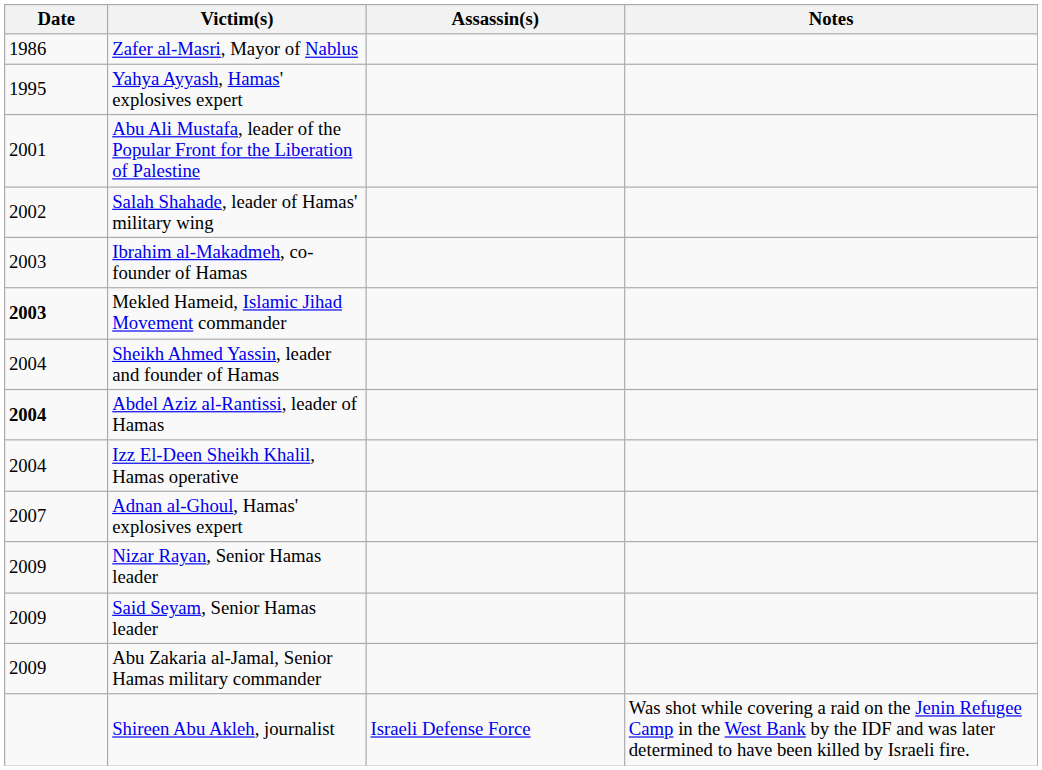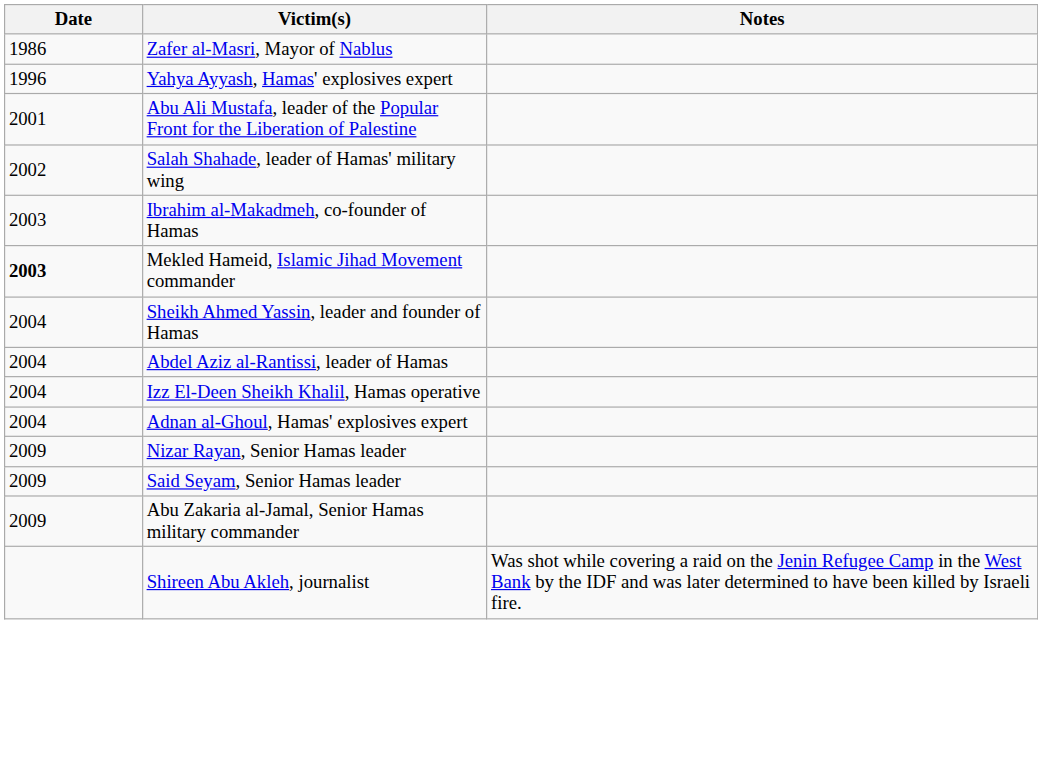- column: (495, 19)
(28, 89) 1995 -> (28, 78) 1996
(28, 414) bold -> (28, 362) normal
(28, 516) 2007 -> (28, 421) 2004
